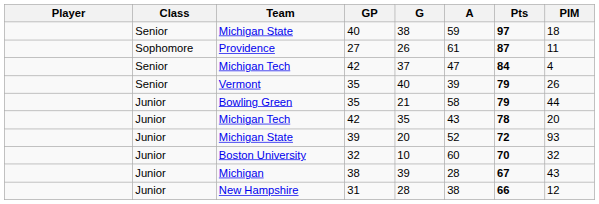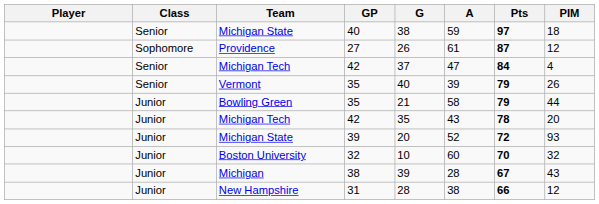(553, 48) 11 -> (553, 48) 12
